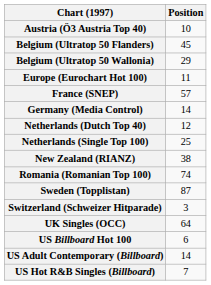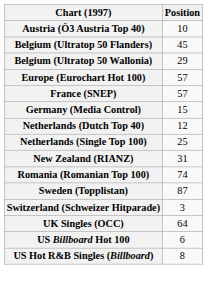(186, 77) 11 -> (182, 77) 57
(186, 110) 14 -> (182, 110) 15
(186, 158) 38 -> (182, 158) 31
- row: (85, 256)
(186, 272) 7 -> (182, 256) 8
